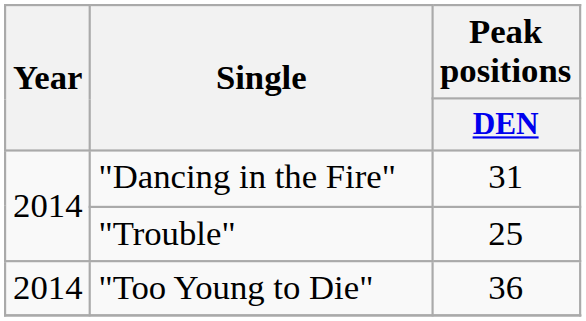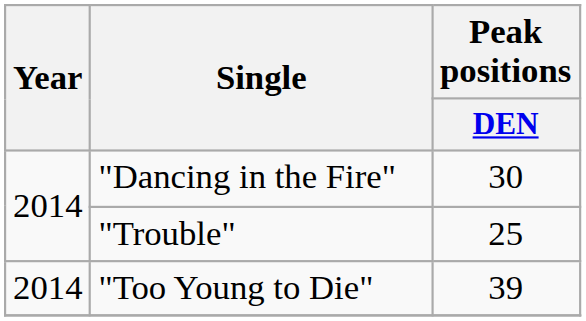(506, 177) 31 -> (506, 177) 30
(506, 287) 36 -> (506, 287) 39
